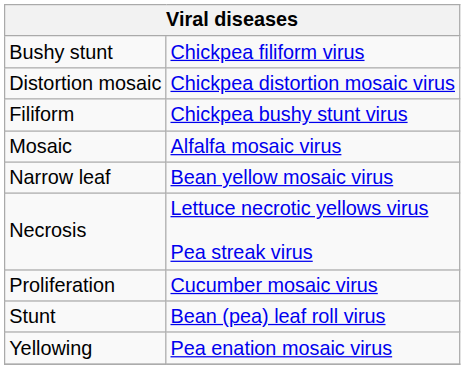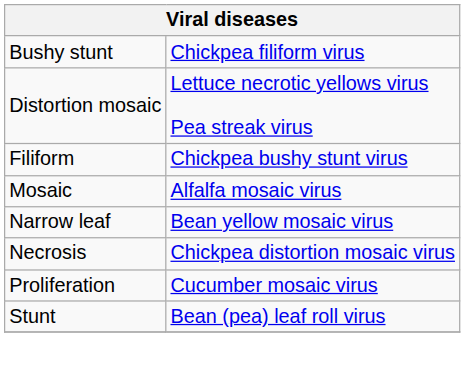(313, 83) Chickpea distortion mosaic virus -> (300, 105) Lettuce necrotic yellows virus Pea streak virus
(300, 231) Lettuce necrotic yellows virus Pea streak virus -> (313, 253) Chickpea distortion mosaic virus
- row: (51, 348)
